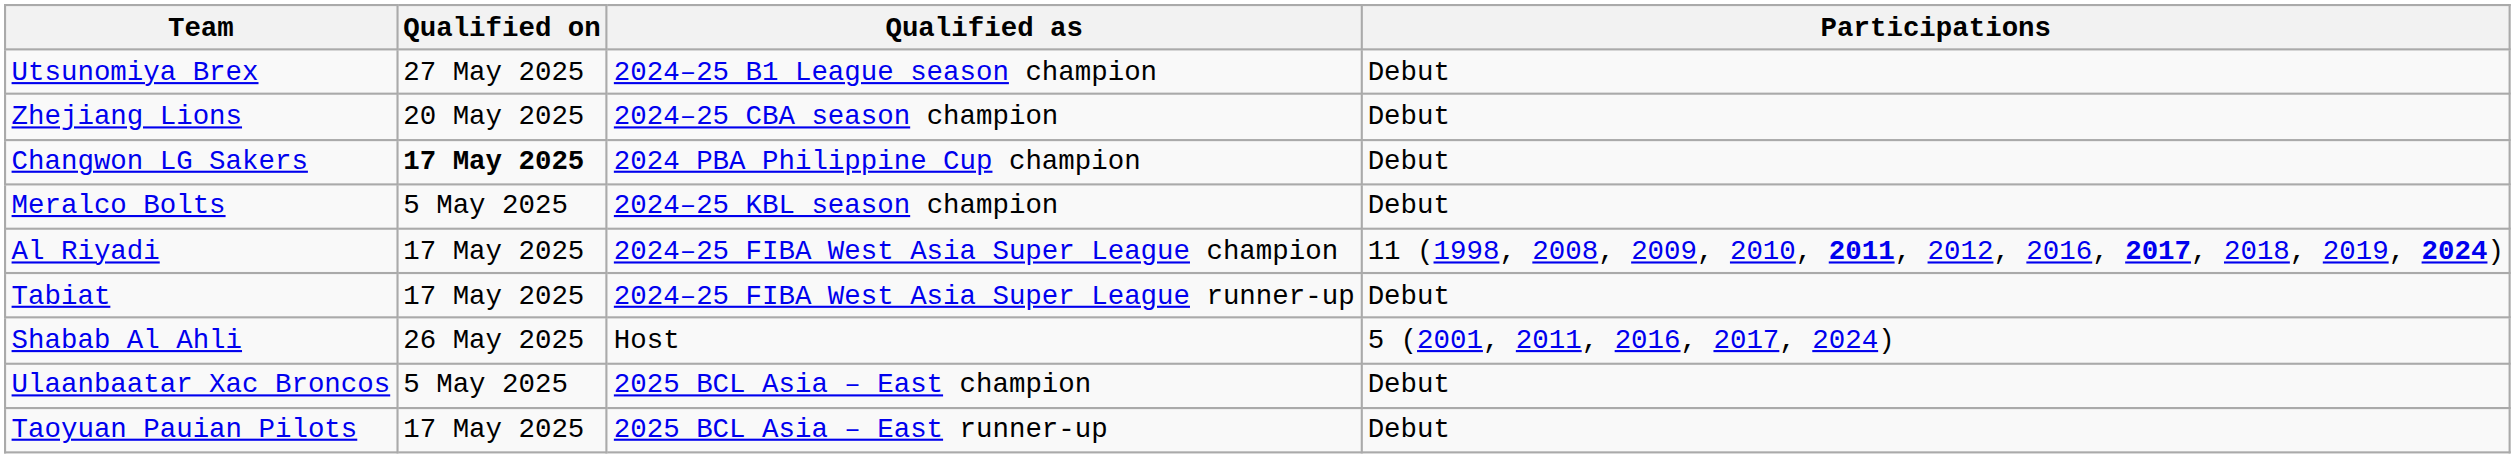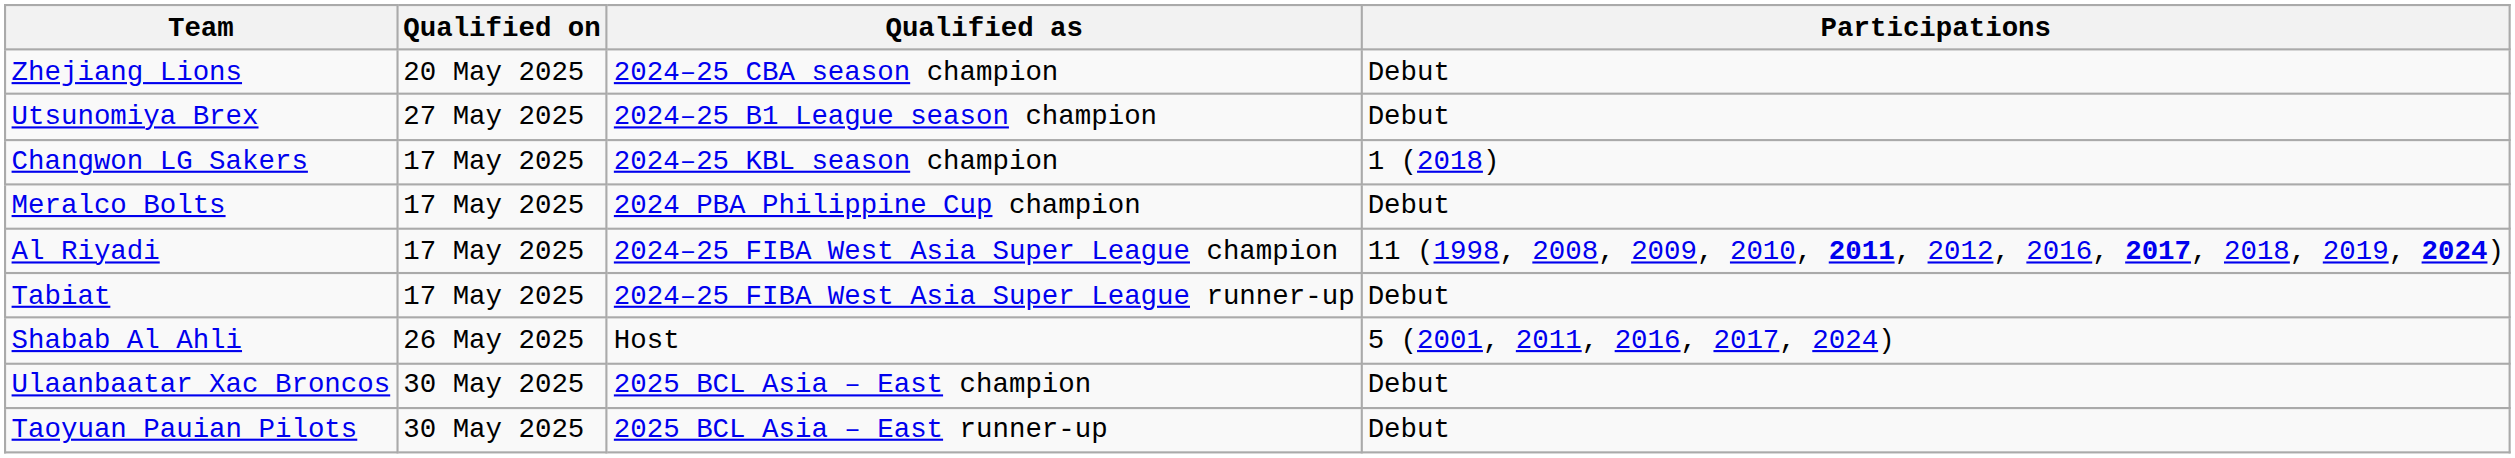rows swapped: (127, 117) <-> (135, 72)
(494, 162) bold -> (494, 162) normal
(877, 162) 2024 PBA Philippine Cup champion -> (836, 162) 2024–25 KBL season champion
(1409, 162) Debut -> (1434, 162) 1 (2018)
(486, 206) 5 May 2025 -> (494, 206) 17 May 2025
(836, 206) 2024–25 KBL season champion -> (877, 206) 2024 PBA Philippine Cup champion
(486, 385) 5 May 2025 -> (494, 385) 30 May 2025
(494, 430) 17 May 2025 -> (494, 430) 30 May 2025
